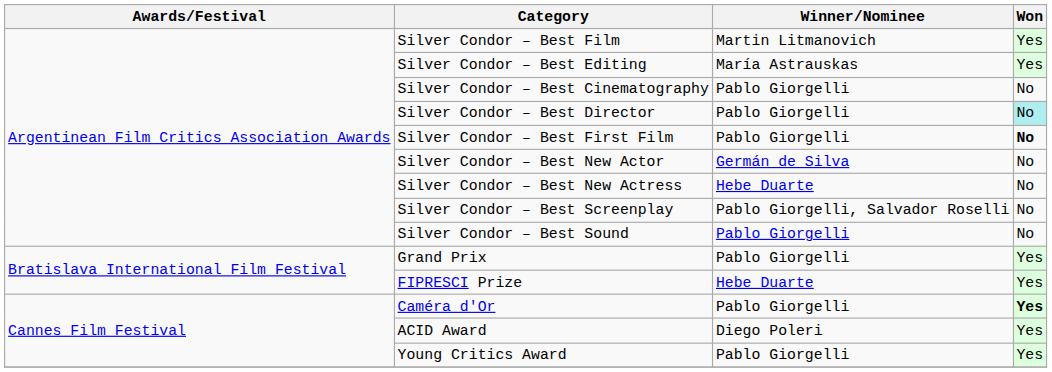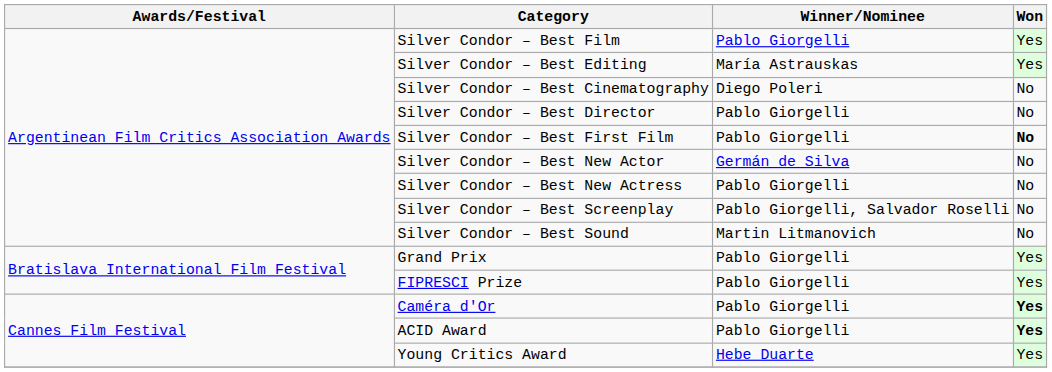(796, 41) Martin Litmanovich -> (783, 41) Pablo Giorgelli
(783, 89) Pablo Giorgelli -> (769, 89) Diego Poleri
(1025, 113) paleturquoise background -> (1025, 113) no background
(765, 186) Hebe Duarte -> (783, 186) Pablo Giorgelli
(783, 234) Pablo Giorgelli -> (796, 234) Martin Litmanovich
(765, 282) Hebe Duarte -> (783, 282) Pablo Giorgelli
(769, 331) Diego Poleri -> (783, 331) Pablo Giorgelli
(1030, 331) normal -> (1030, 331) bold
(783, 355) Pablo Giorgelli -> (765, 355) Hebe Duarte
